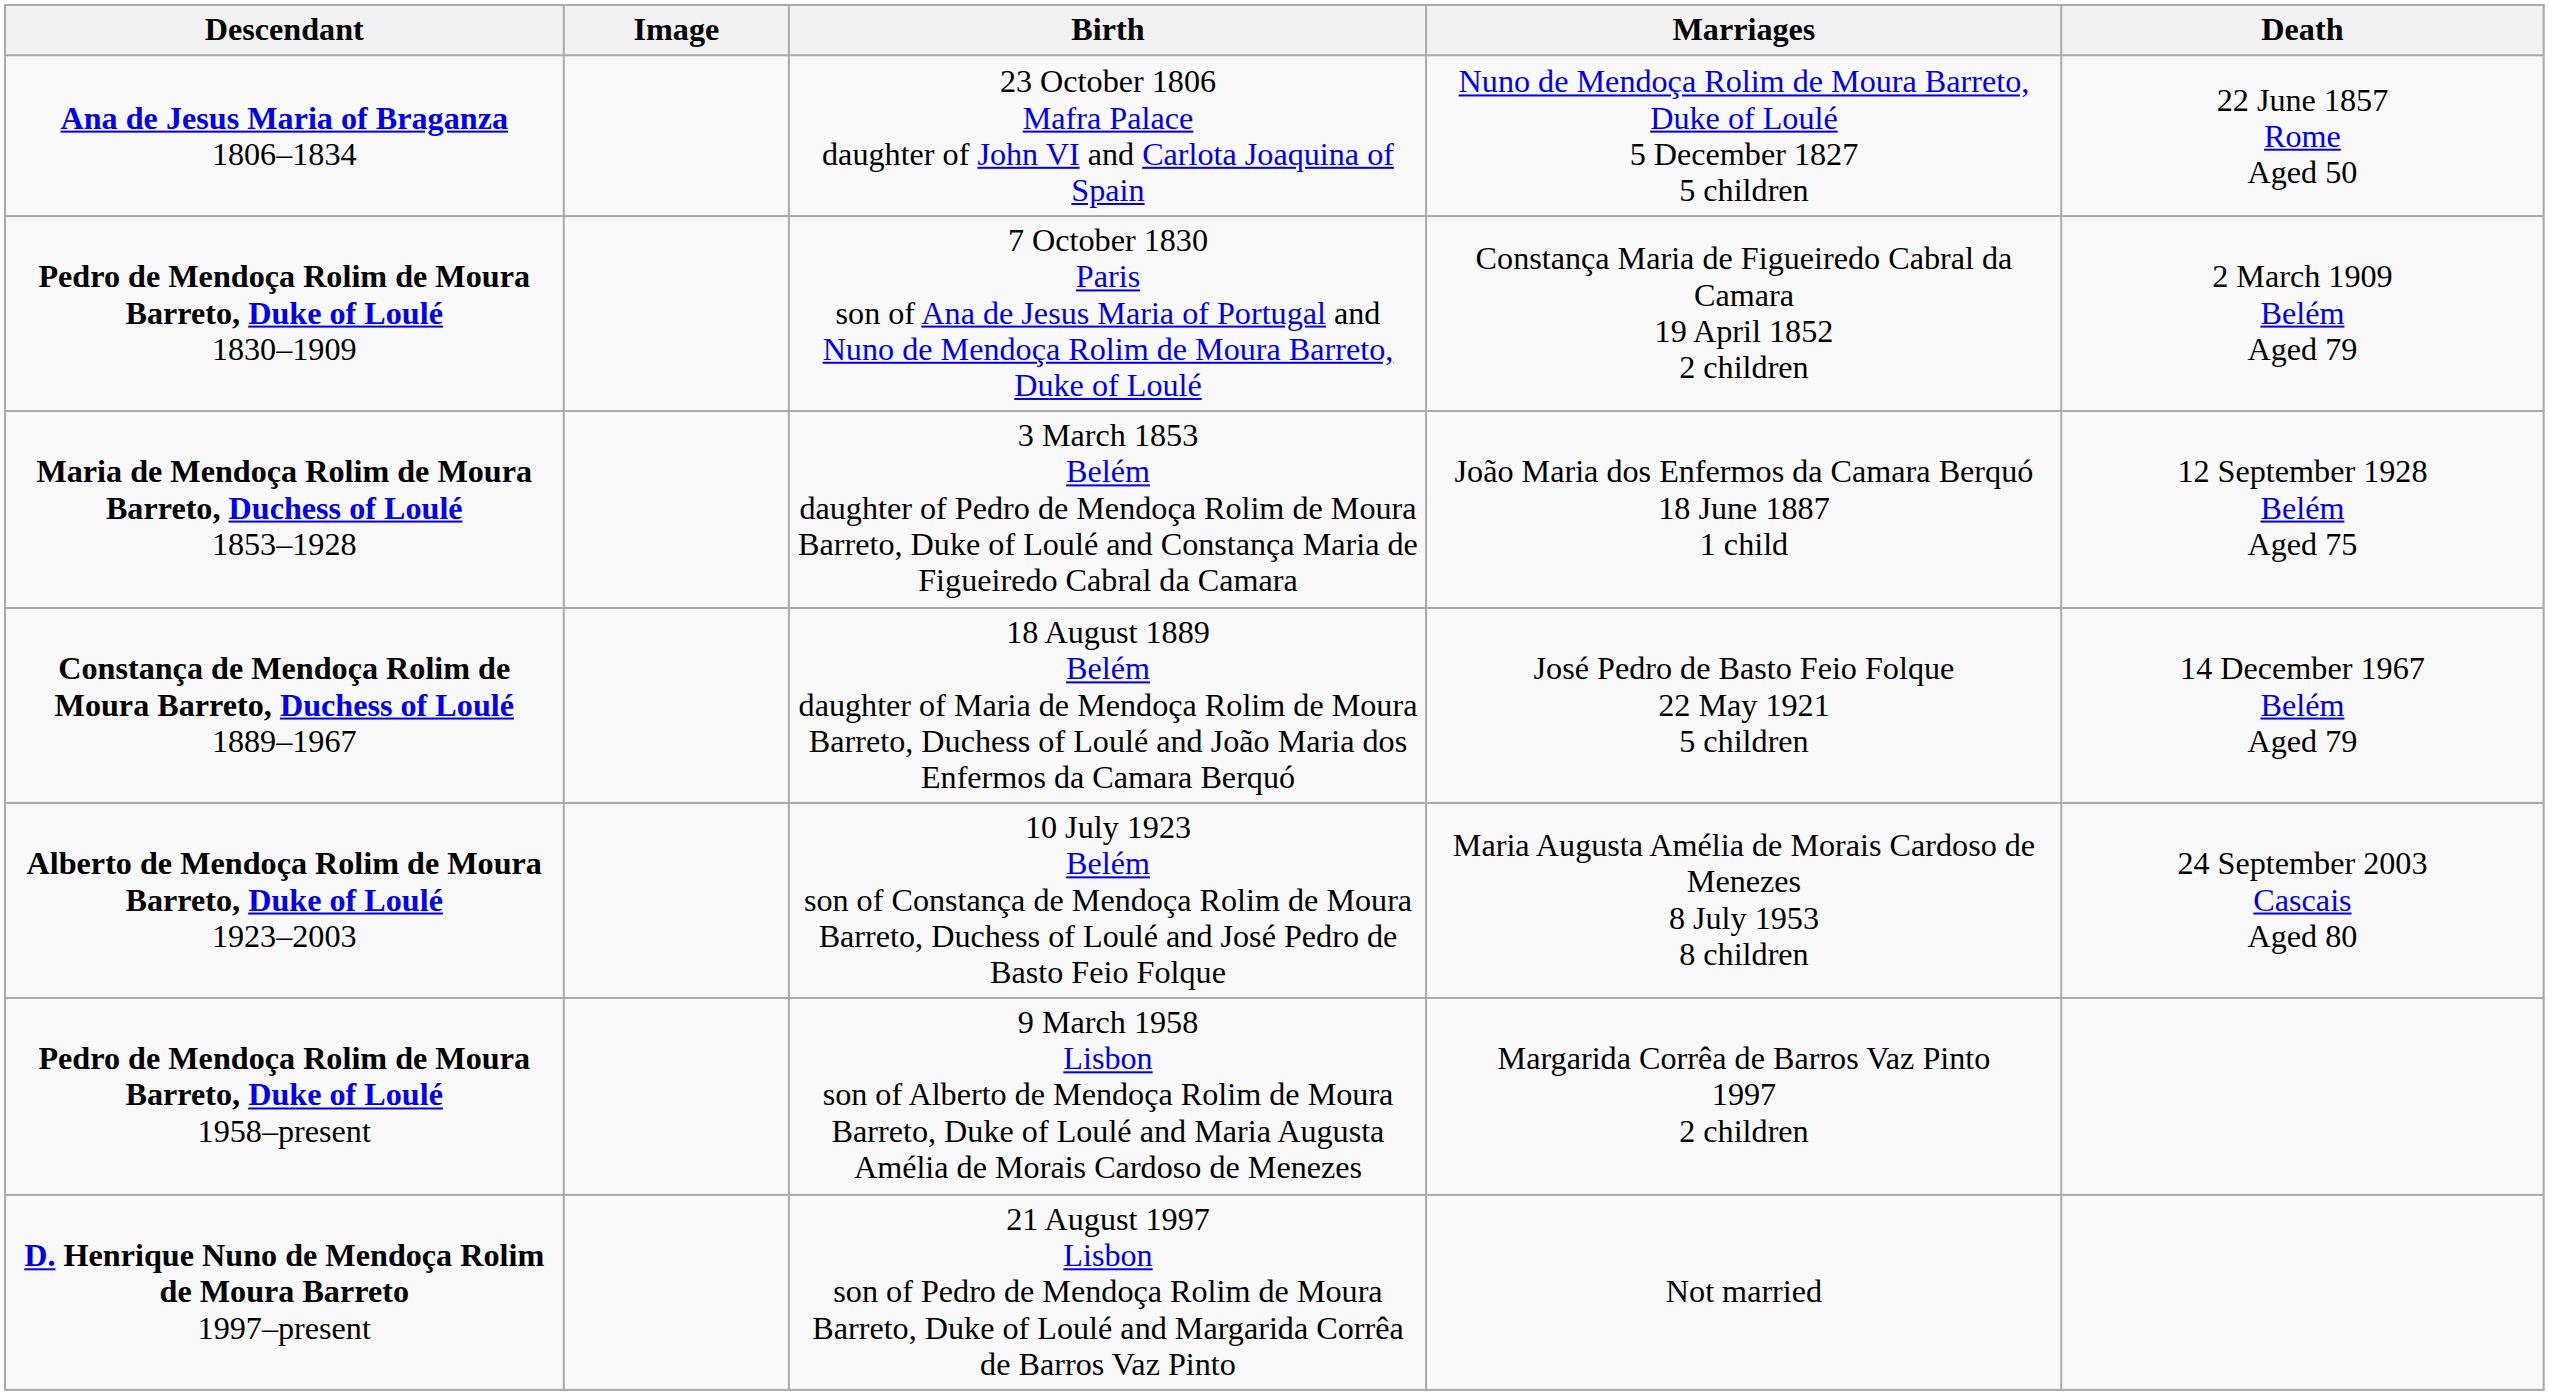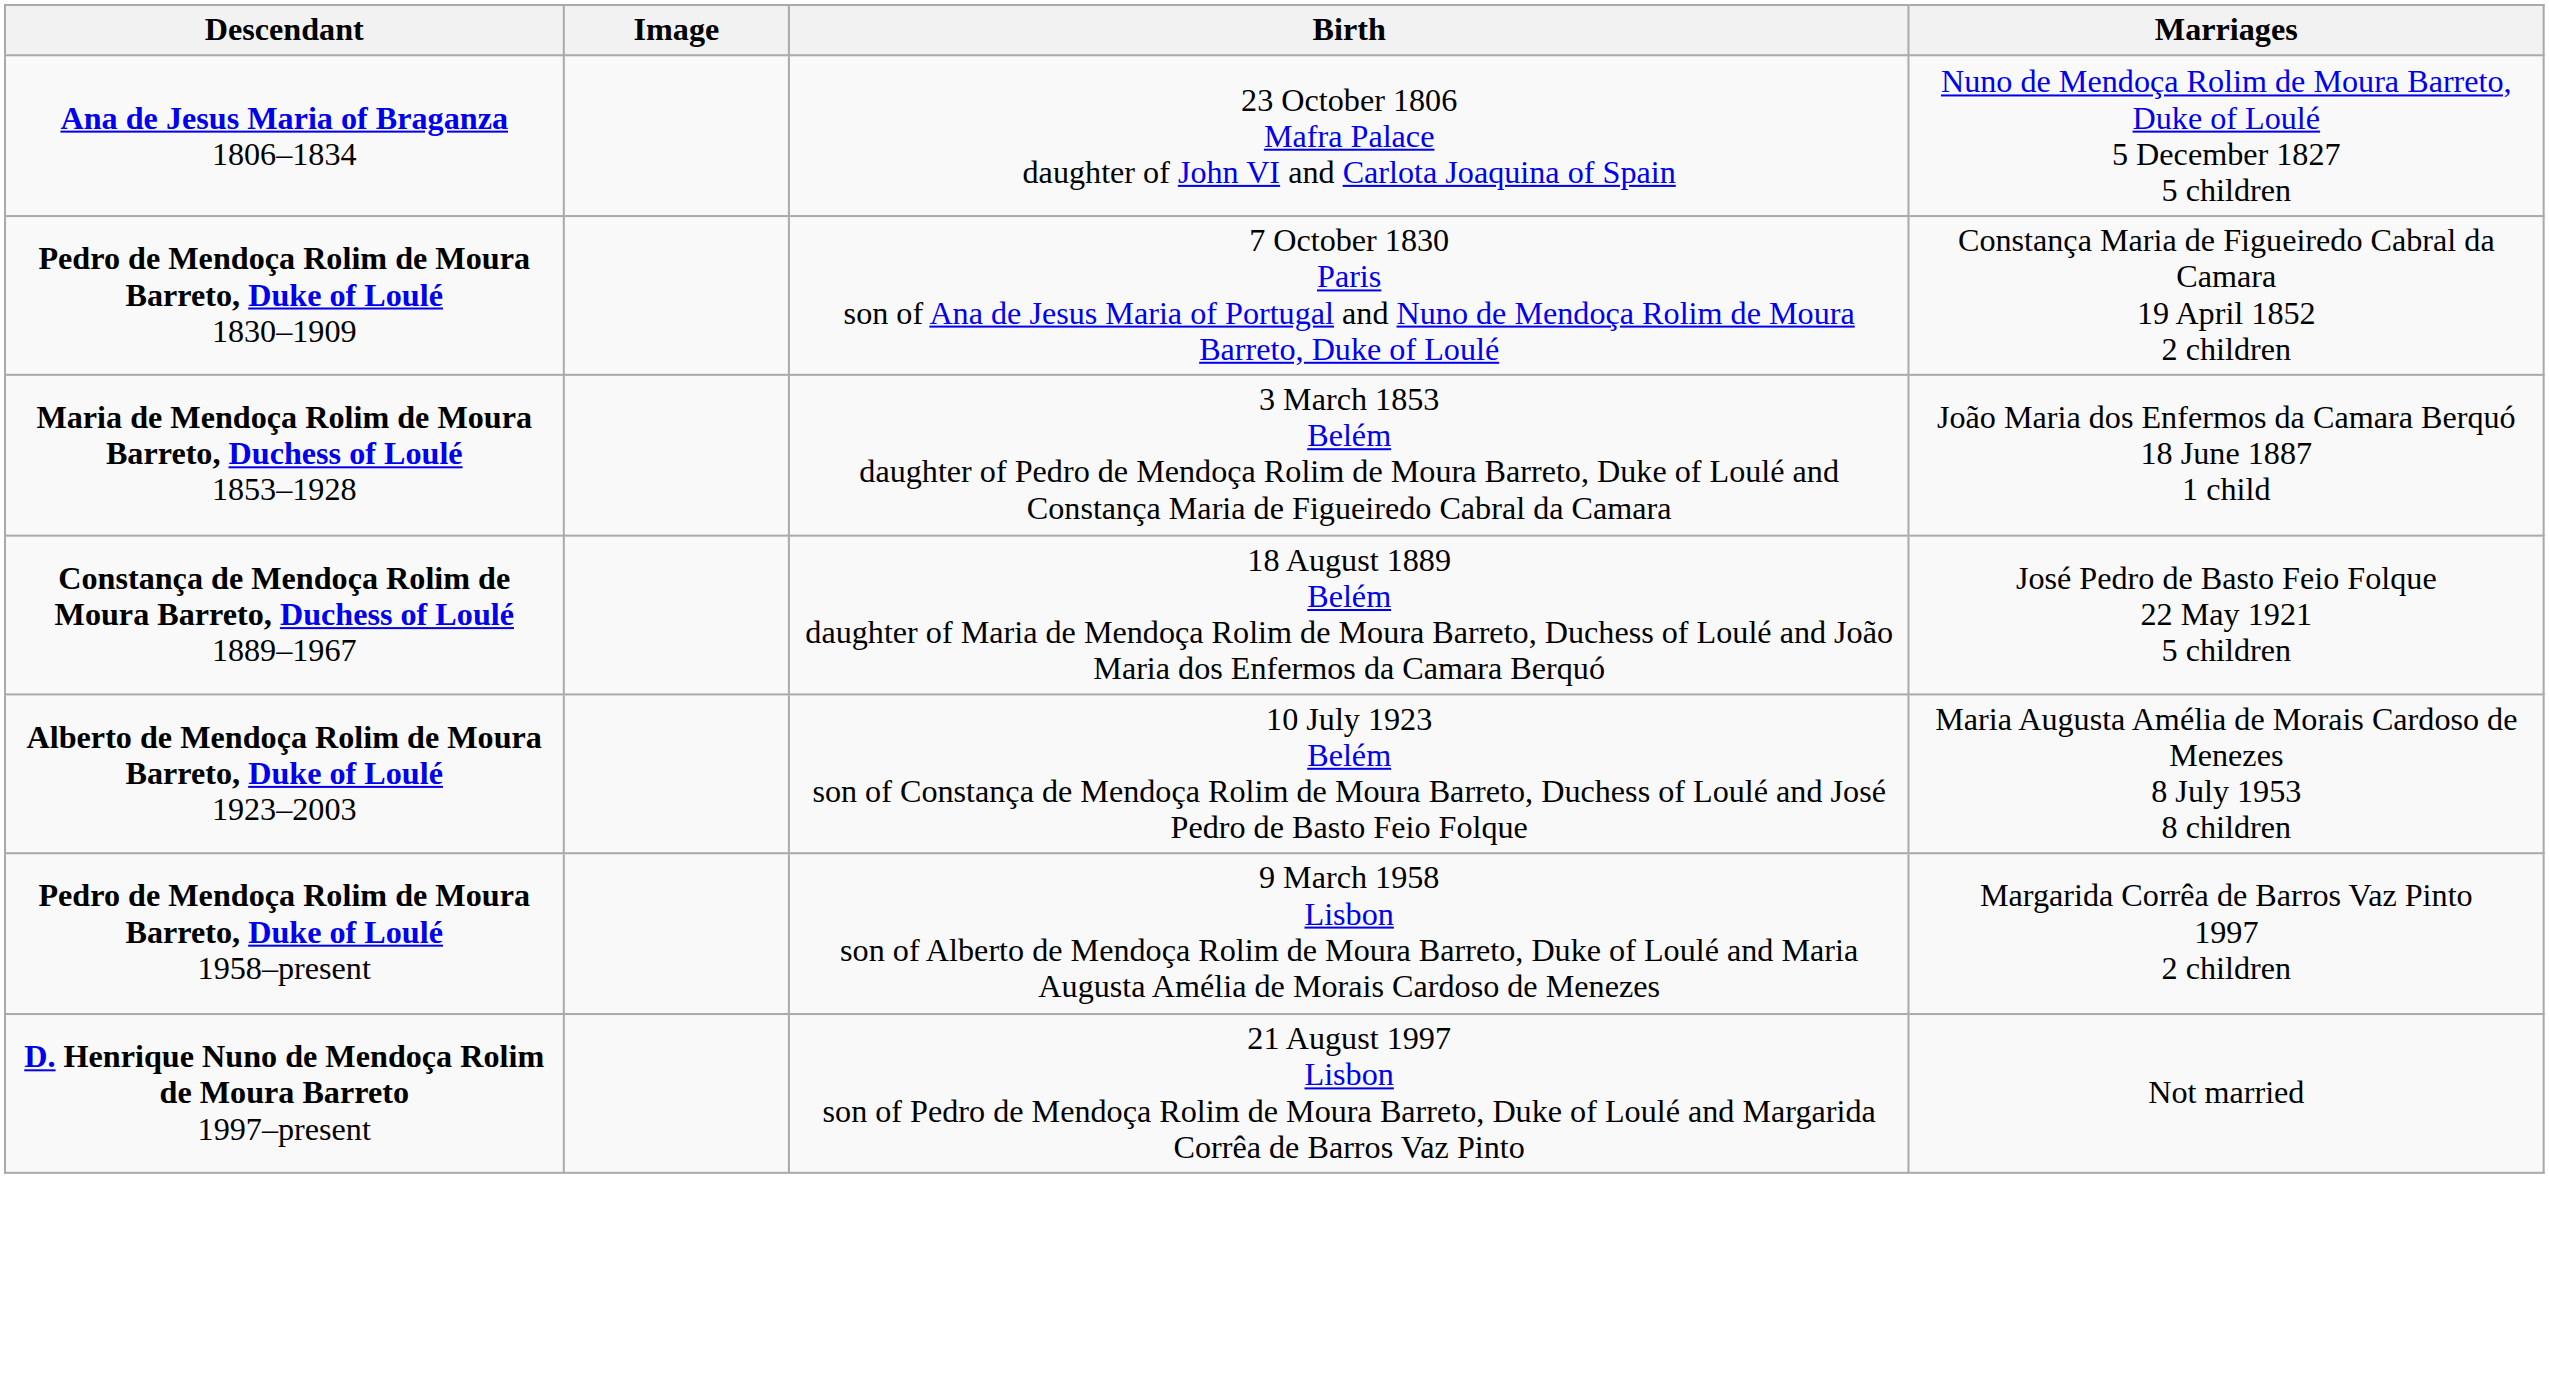- column: (2302, 30)
